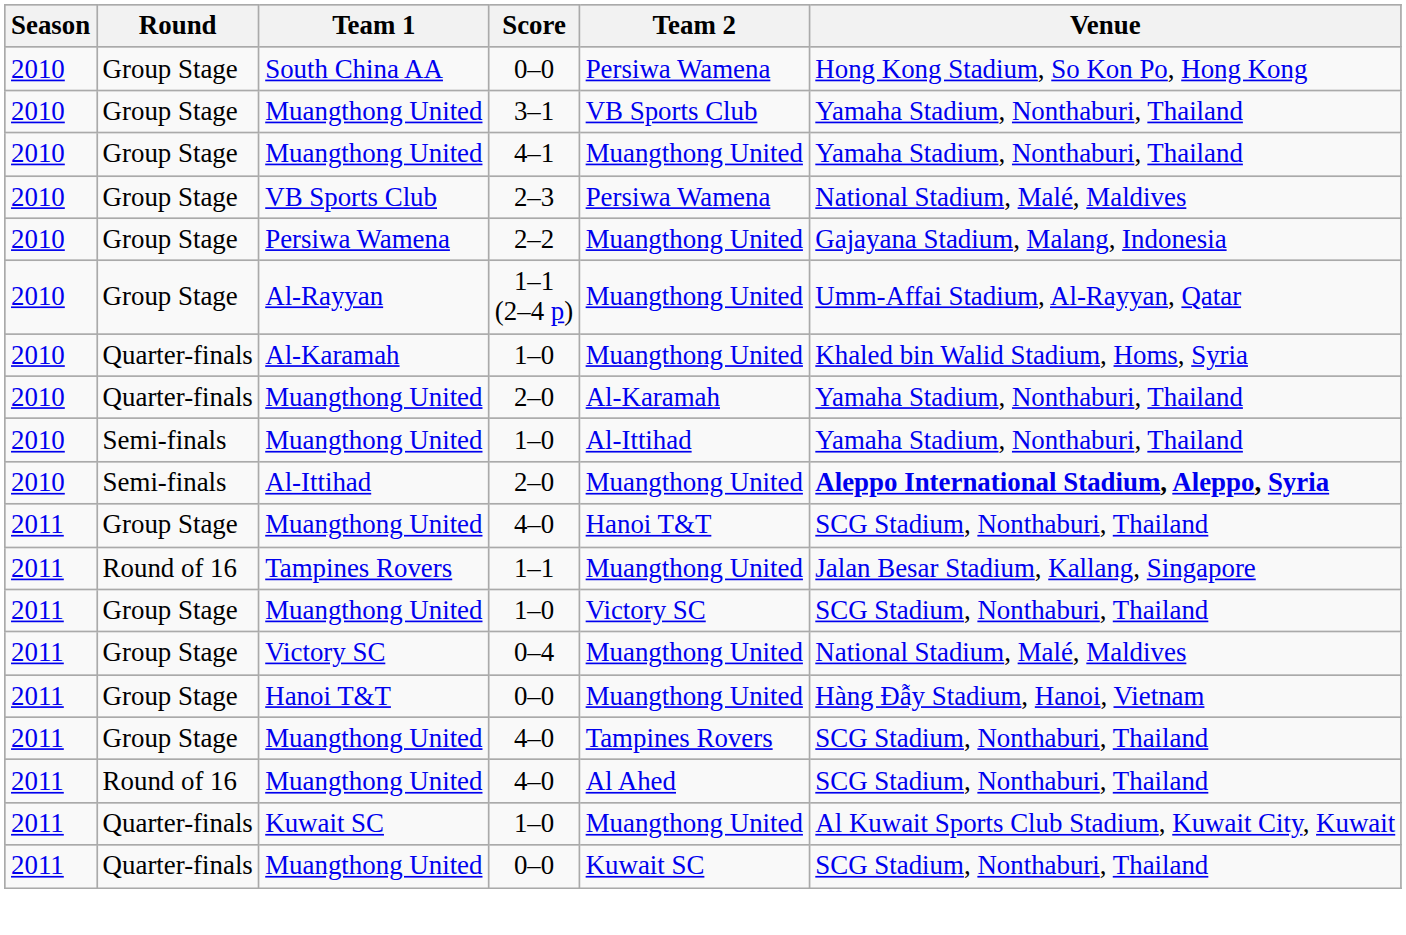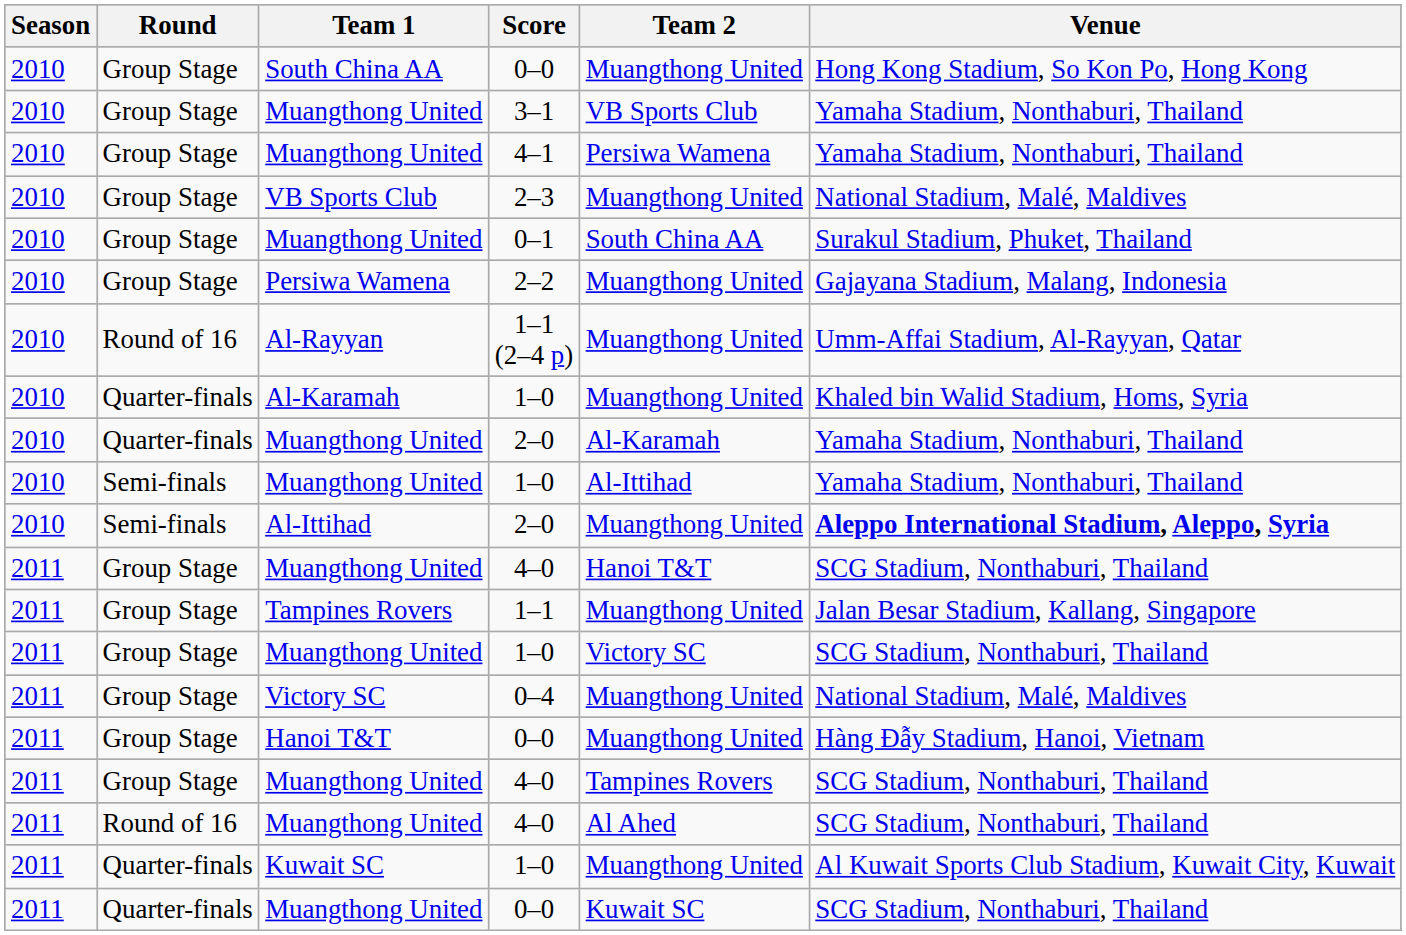(678, 68) Persiwa Wamena -> (694, 68) Muangthong United
(694, 153) Muangthong United -> (678, 153) Persiwa Wamena
(678, 196) Persiwa Wamena -> (694, 196) Muangthong United
+ row: (374, 238)
(170, 296) Group Stage -> (170, 339) Round of 16
(170, 567) Round of 16 -> (170, 610) Group Stage
